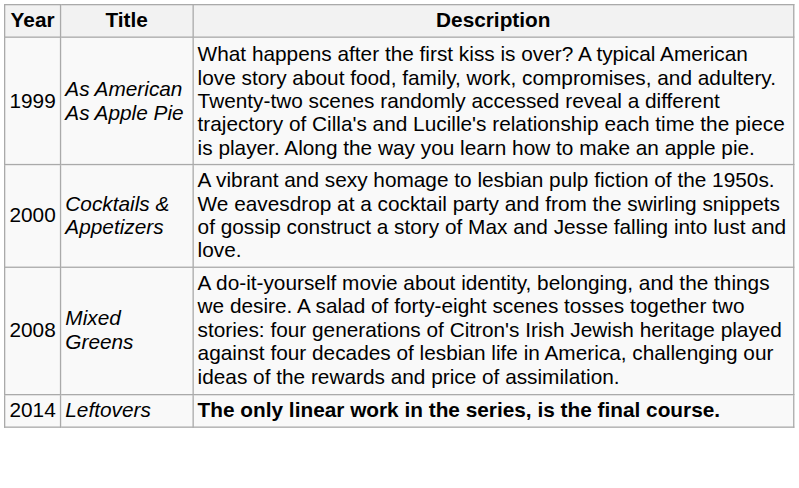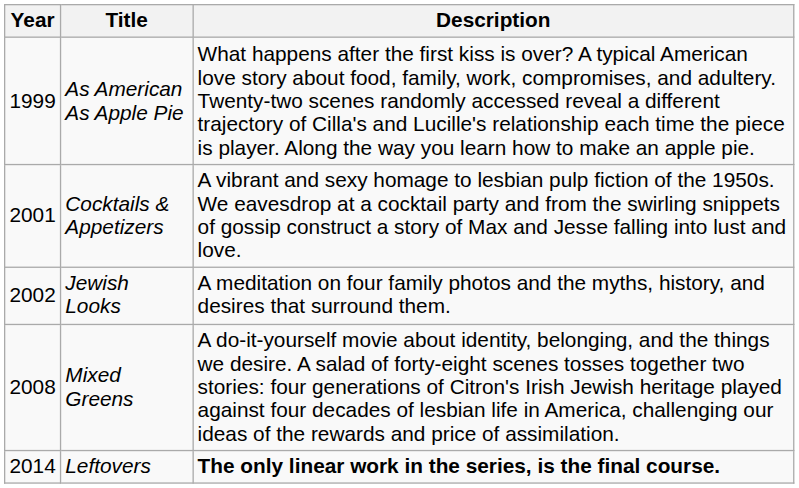(33, 215) 2000 -> (33, 215) 2001
+ row: (97, 295)
